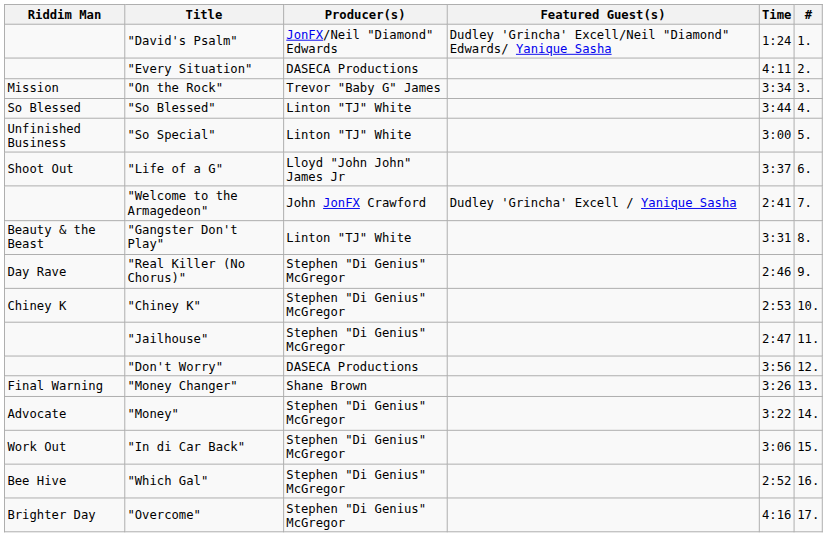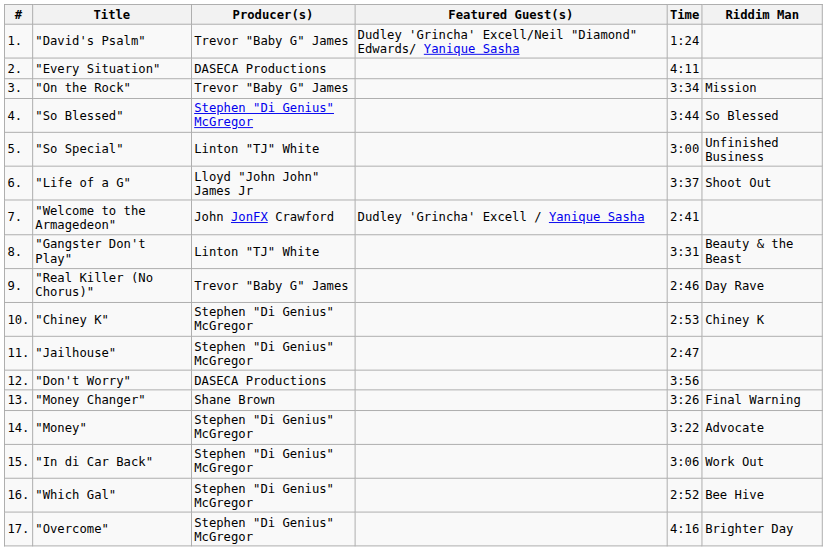columns swapped: (808, 14) <-> (64, 14)
(360, 41) JonFX/Neil "Diamond" Edwards -> (271, 41) Trevor "Baby G" James
(349, 108) Linton "TJ" White -> (264, 115) Stephen "Di Genius" McGregor
(356, 271) Stephen "Di Genius" McGregor -> (271, 285) Trevor "Baby G" James
